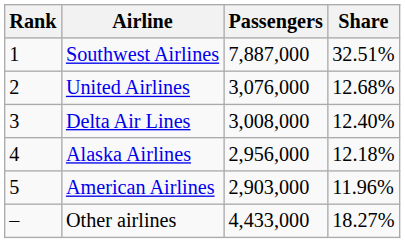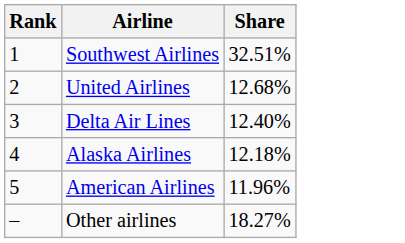- column: (276, 21)
